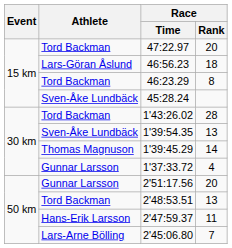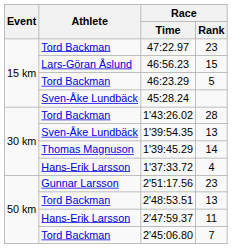(211, 47) 20 -> (211, 47) 23
(211, 64) 18 -> (211, 64) 15
(211, 82) 8 -> (211, 82) 5
(80, 167) Gunnar Larsson -> (86, 167) Hans-Erik Larsson
(211, 184) 20 -> (211, 184) 23
(83, 235) Lars-Arne Bölling -> (76, 235) Tord Backman
